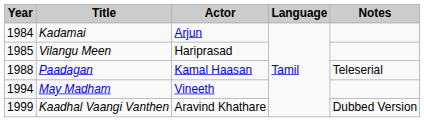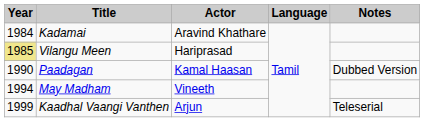(188, 32) Arjun -> (220, 32) Aravind Khathare
(20, 51) no background -> (20, 51) khaki background
(20, 70) 1988 -> (20, 70) 1990
(358, 70) Teleserial -> (375, 70) Dubbed Version
(220, 107) Aravind Khathare -> (188, 107) Arjun
(375, 107) Dubbed Version -> (358, 107) Teleserial
